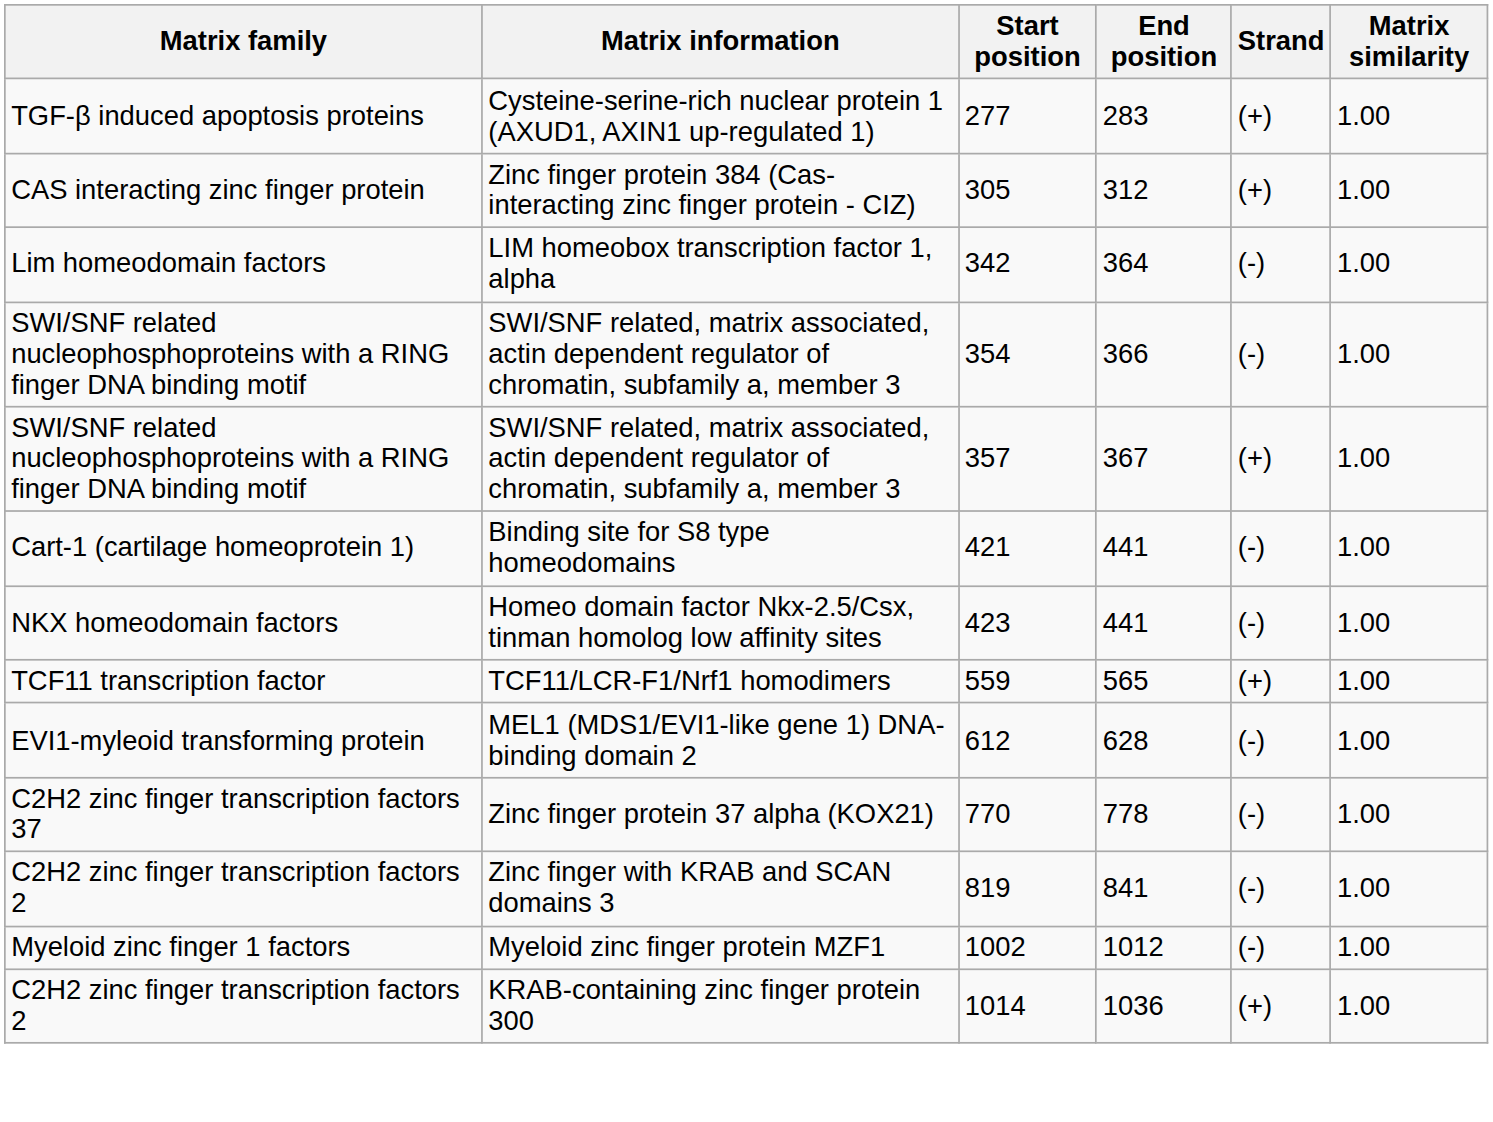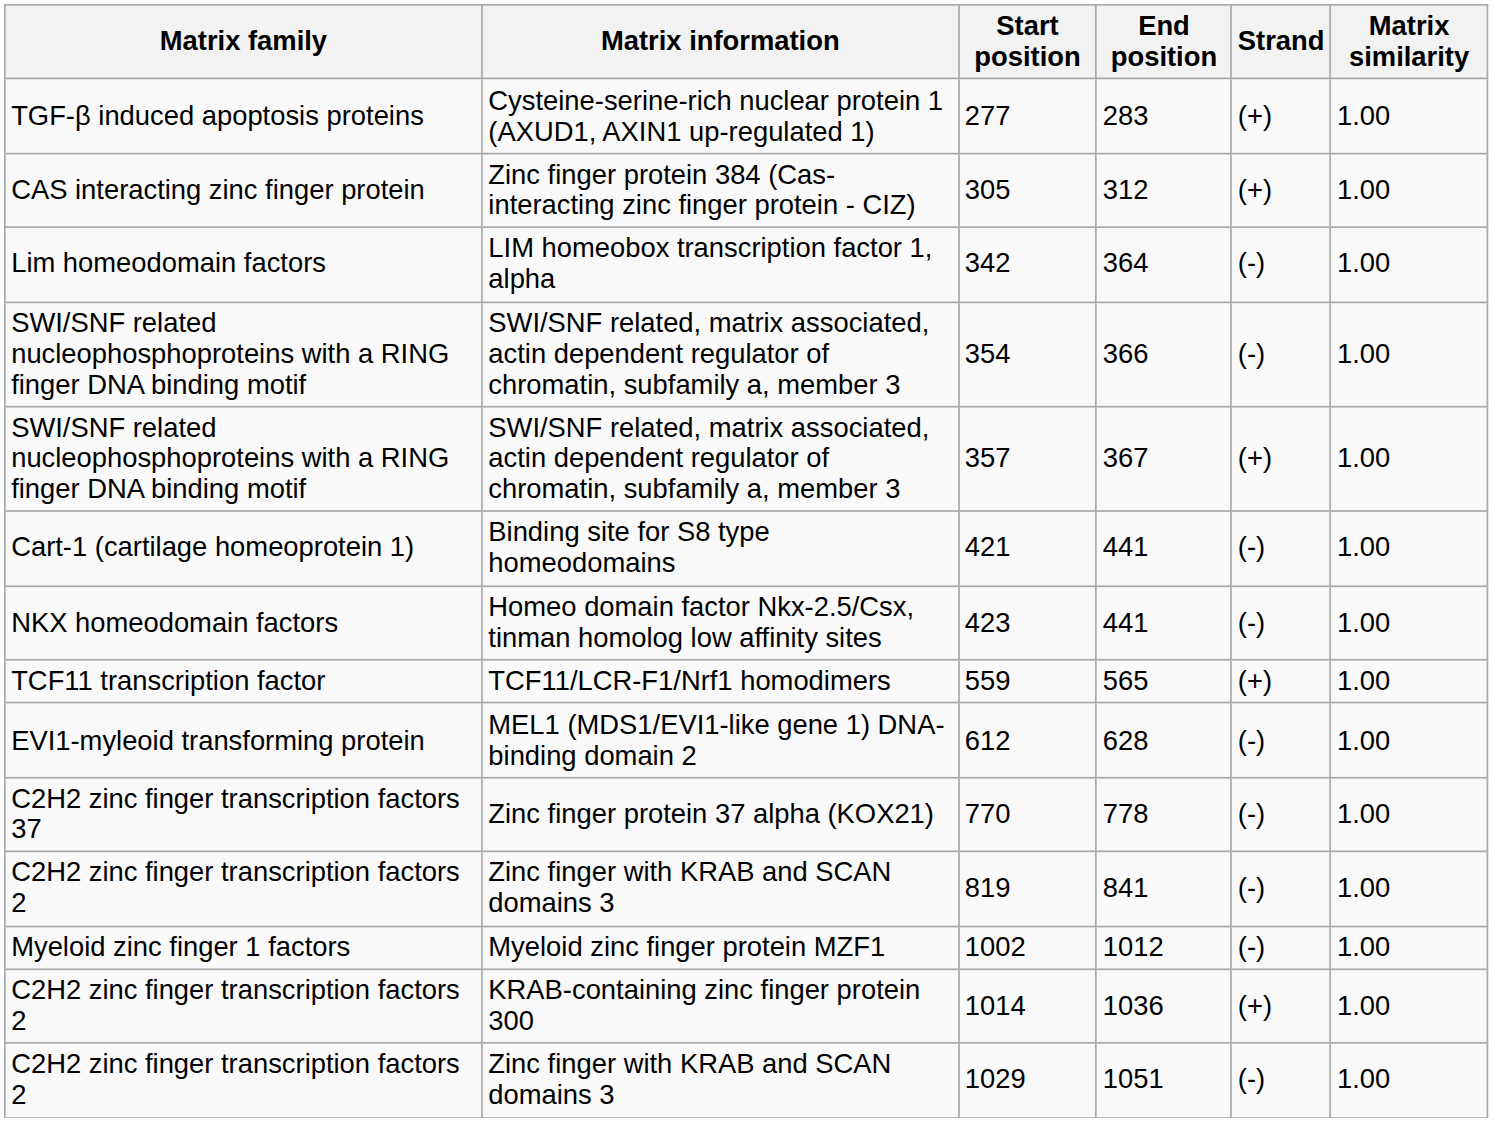+ row: (995, 1079)
